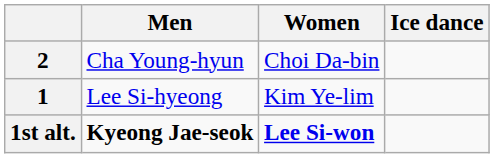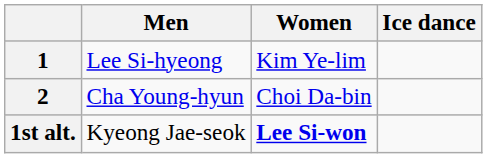rows swapped: (43, 96) <-> (43, 59)
(170, 133) bold -> (166, 133) normal
